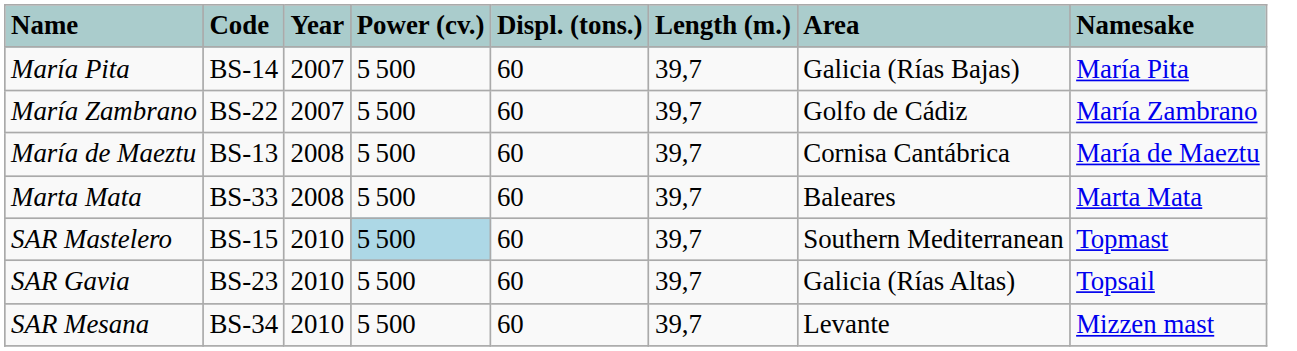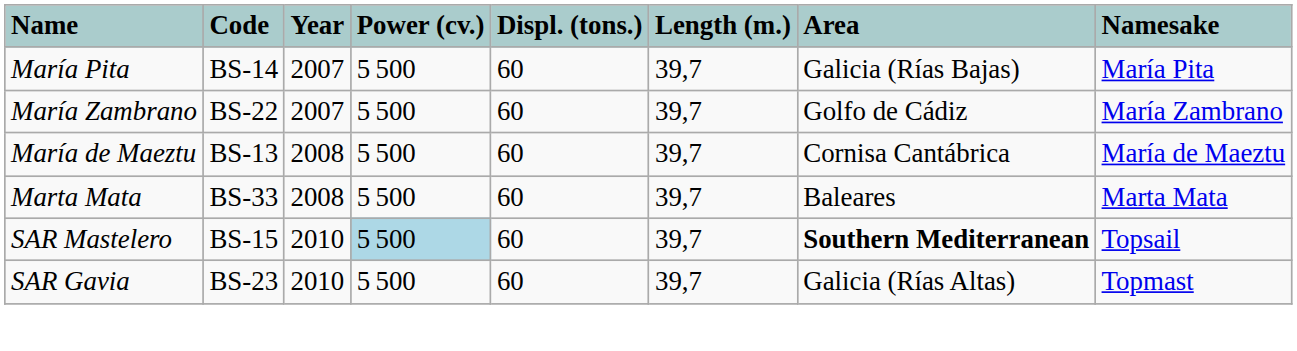(933, 238) normal -> (946, 238) bold
(1122, 238) Topmast -> (1141, 238) Topsail
(1116, 281) Topsail -> (1148, 281) Topmast
- row: (80, 324)
